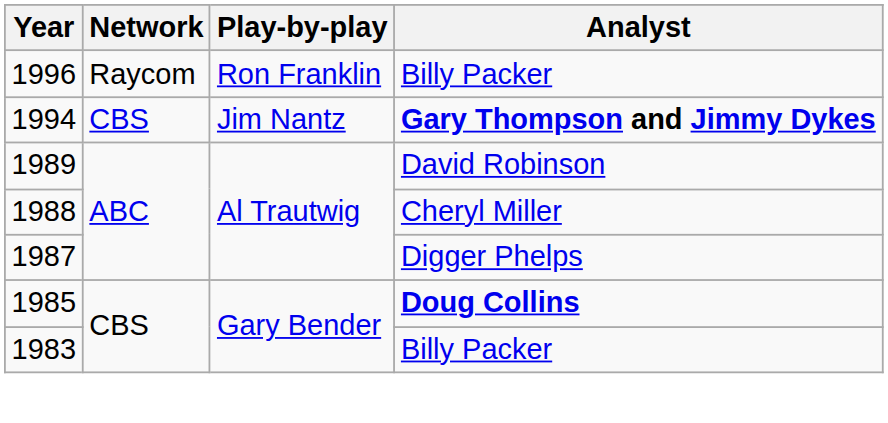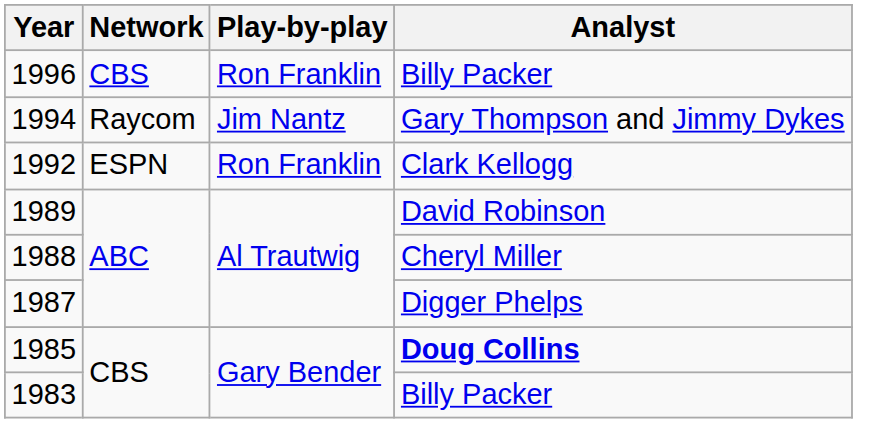(142, 73) Raycom -> (119, 73) CBS
(119, 119) CBS -> (142, 119) Raycom
(638, 119) bold -> (623, 119) normal
+ row: (44, 165)
